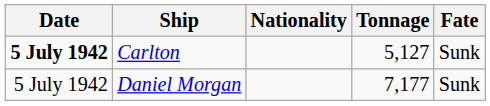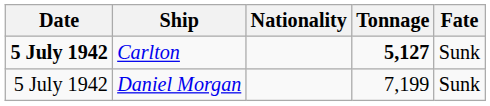(407, 52) normal -> (407, 52) bold
(407, 84) 7,177 -> (407, 84) 7,199
